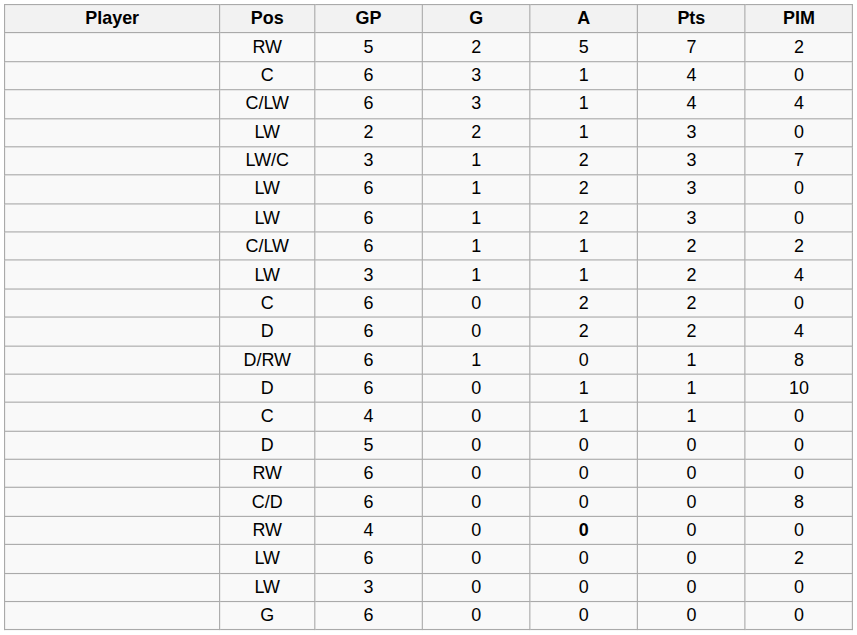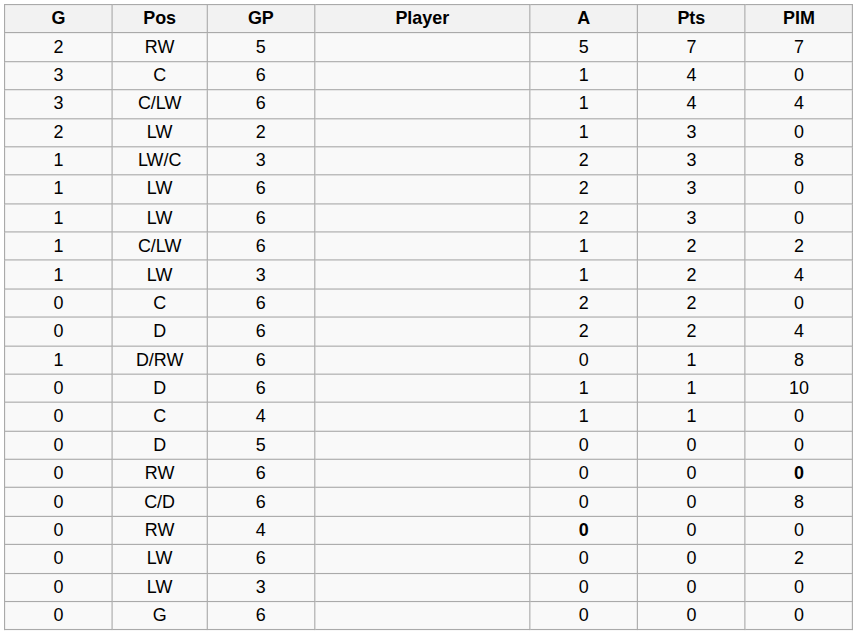columns swapped: (112, 18) <-> (476, 18)
(799, 47) 2 -> (799, 47) 7
(799, 160) 7 -> (799, 160) 8
(799, 473) normal -> (799, 473) bold
